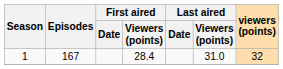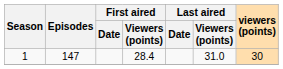(71, 56) 167 -> (71, 56) 147
(257, 56) 32 -> (257, 56) 30
